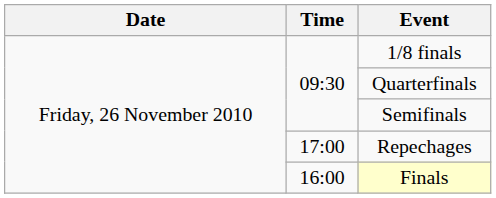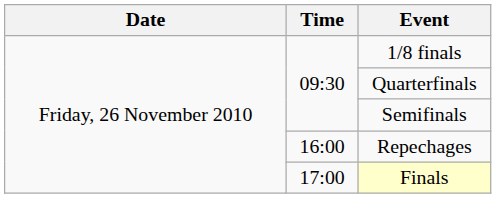(322, 146) 17:00 -> (322, 146) 16:00
(322, 177) 16:00 -> (322, 177) 17:00
